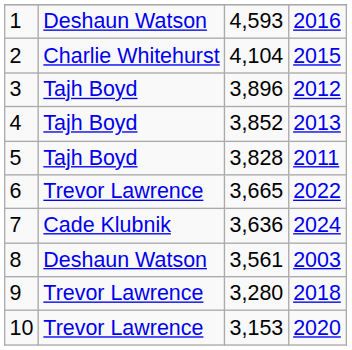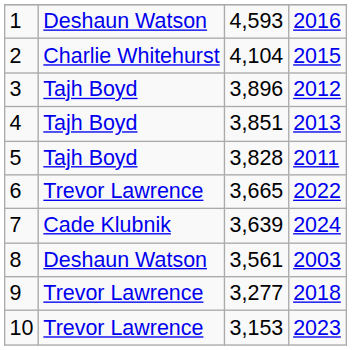(256, 123) 3,852 -> (256, 123) 3,851
(256, 225) 3,636 -> (256, 225) 3,639
(256, 293) 3,280 -> (256, 293) 3,277
(317, 327) 2020 -> (317, 327) 2023
